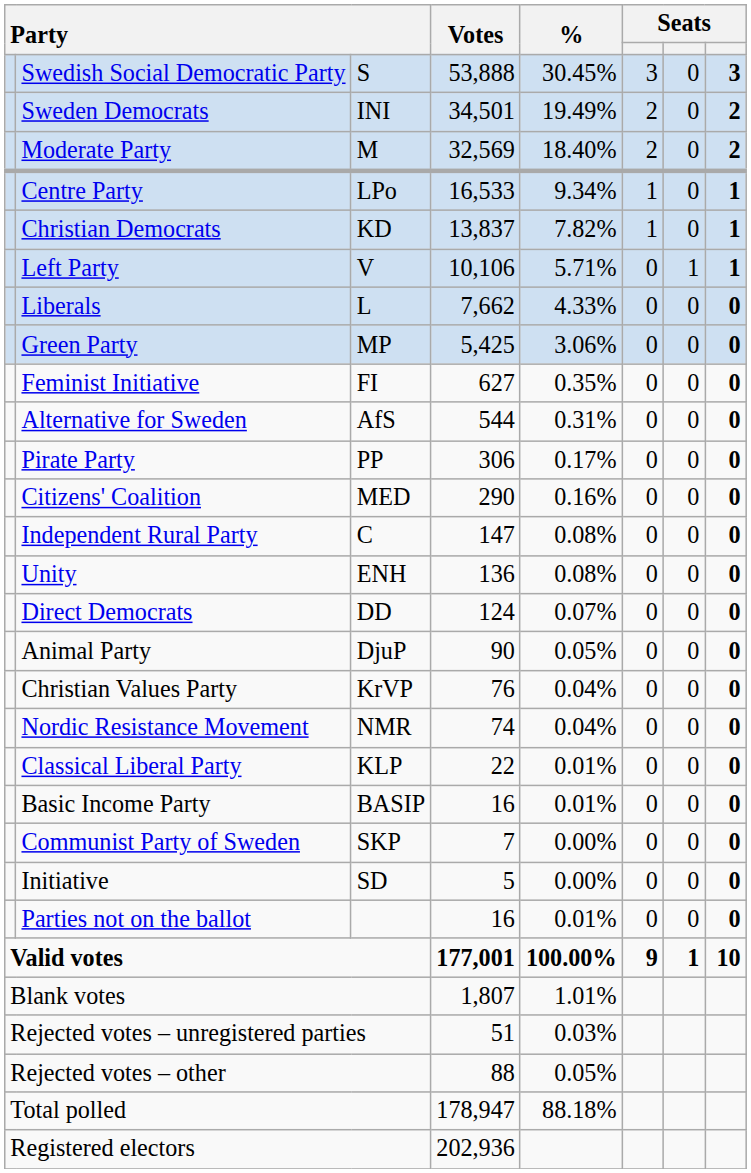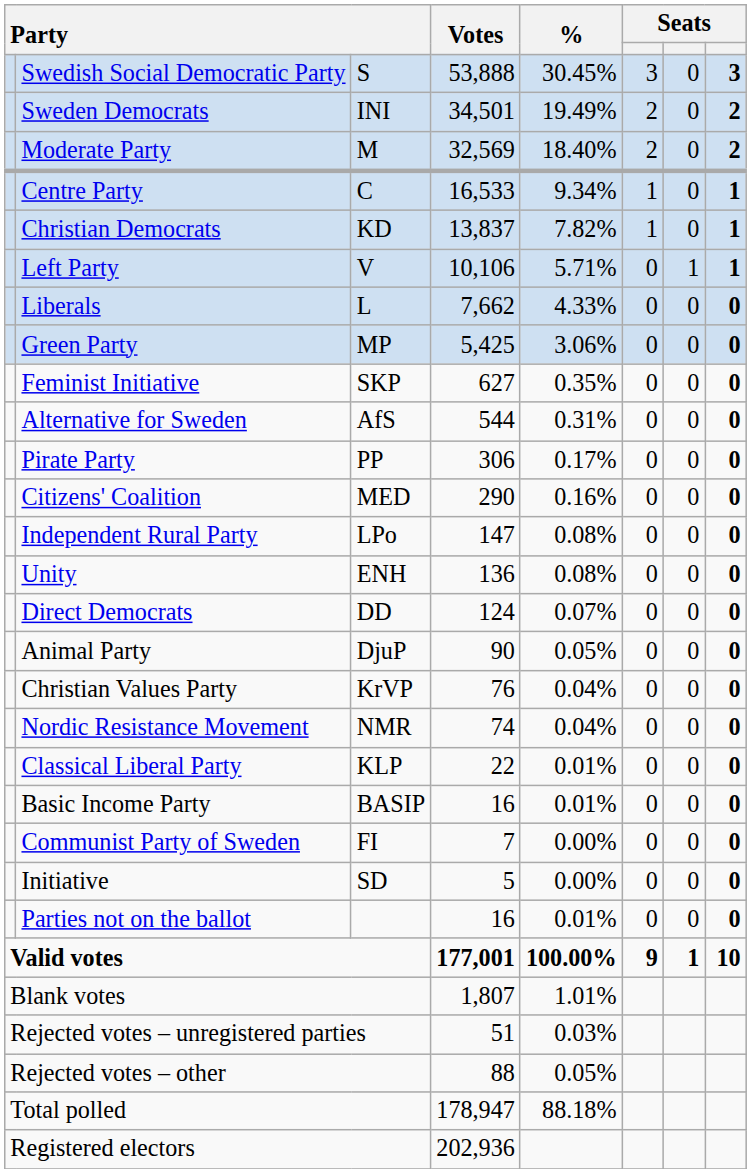(377, 191) LPo -> (365, 191) C
(367, 382) FI -> (379, 382) SKP
(365, 535) C -> (377, 535) LPo
(379, 842) SKP -> (367, 842) FI
